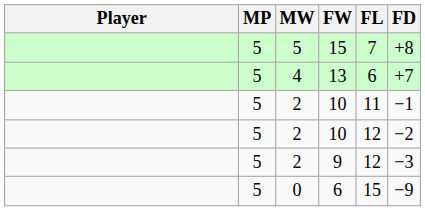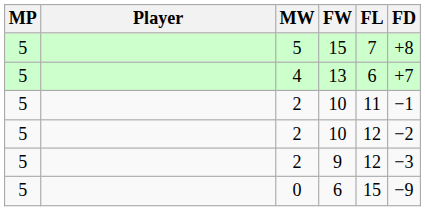columns swapped: (122, 18) <-> (257, 18)
